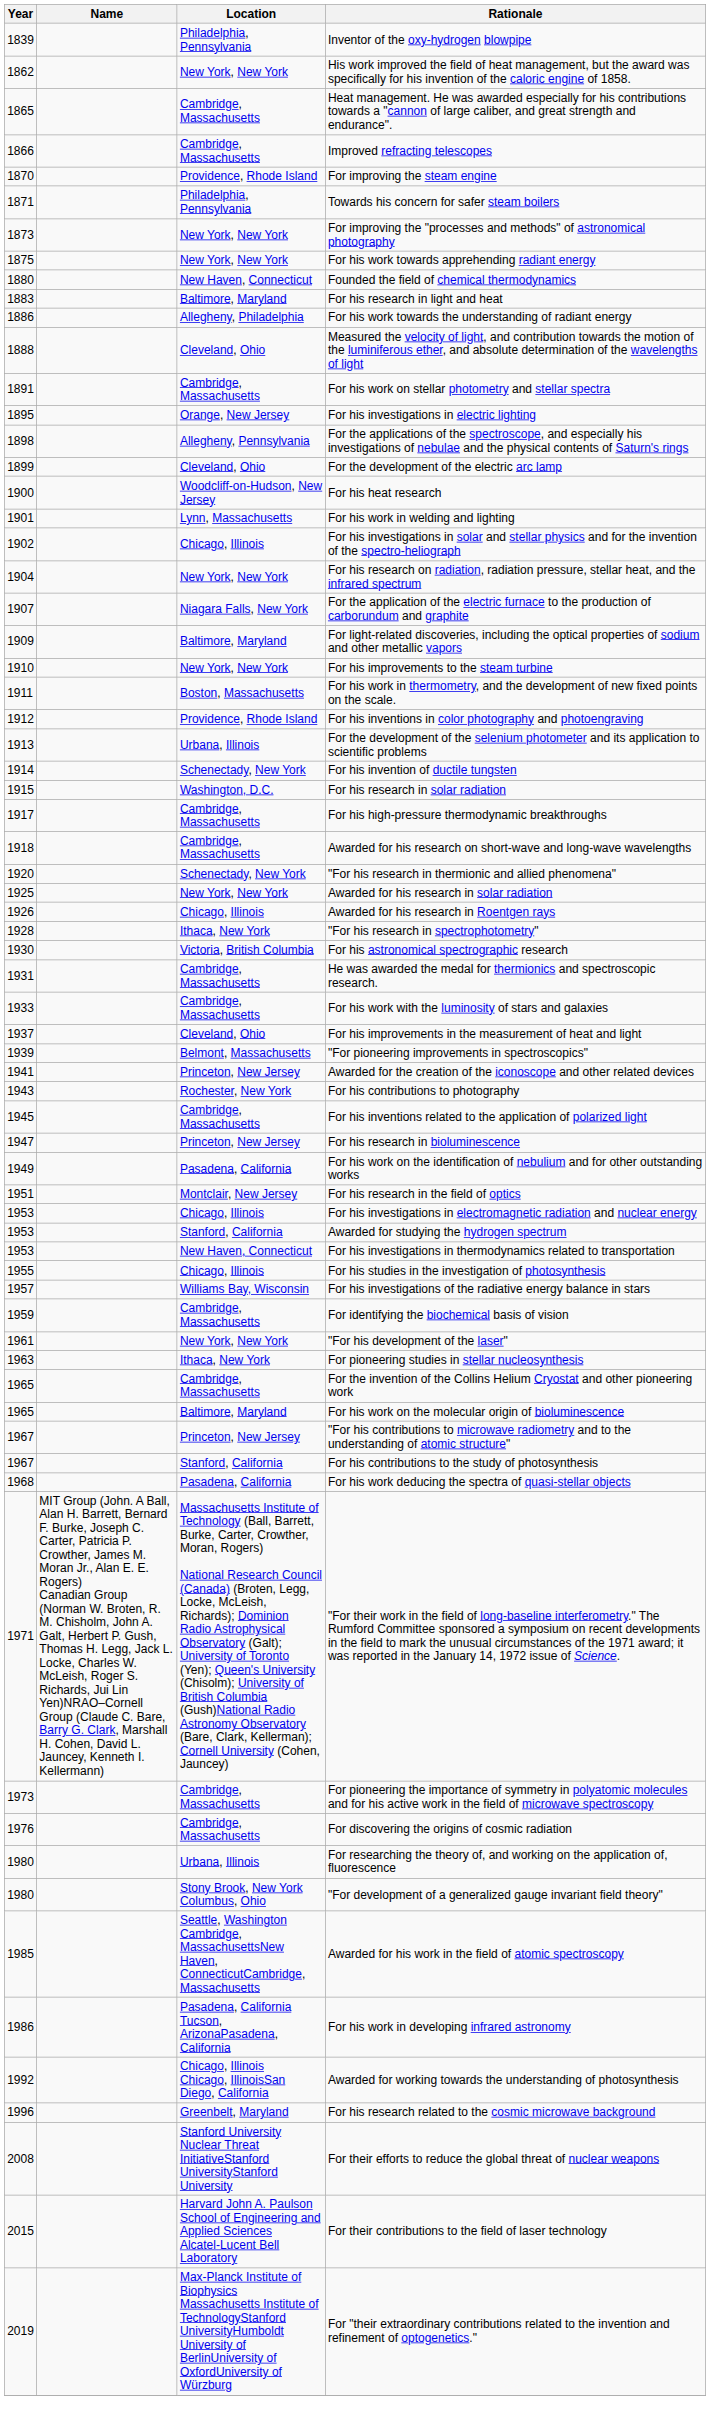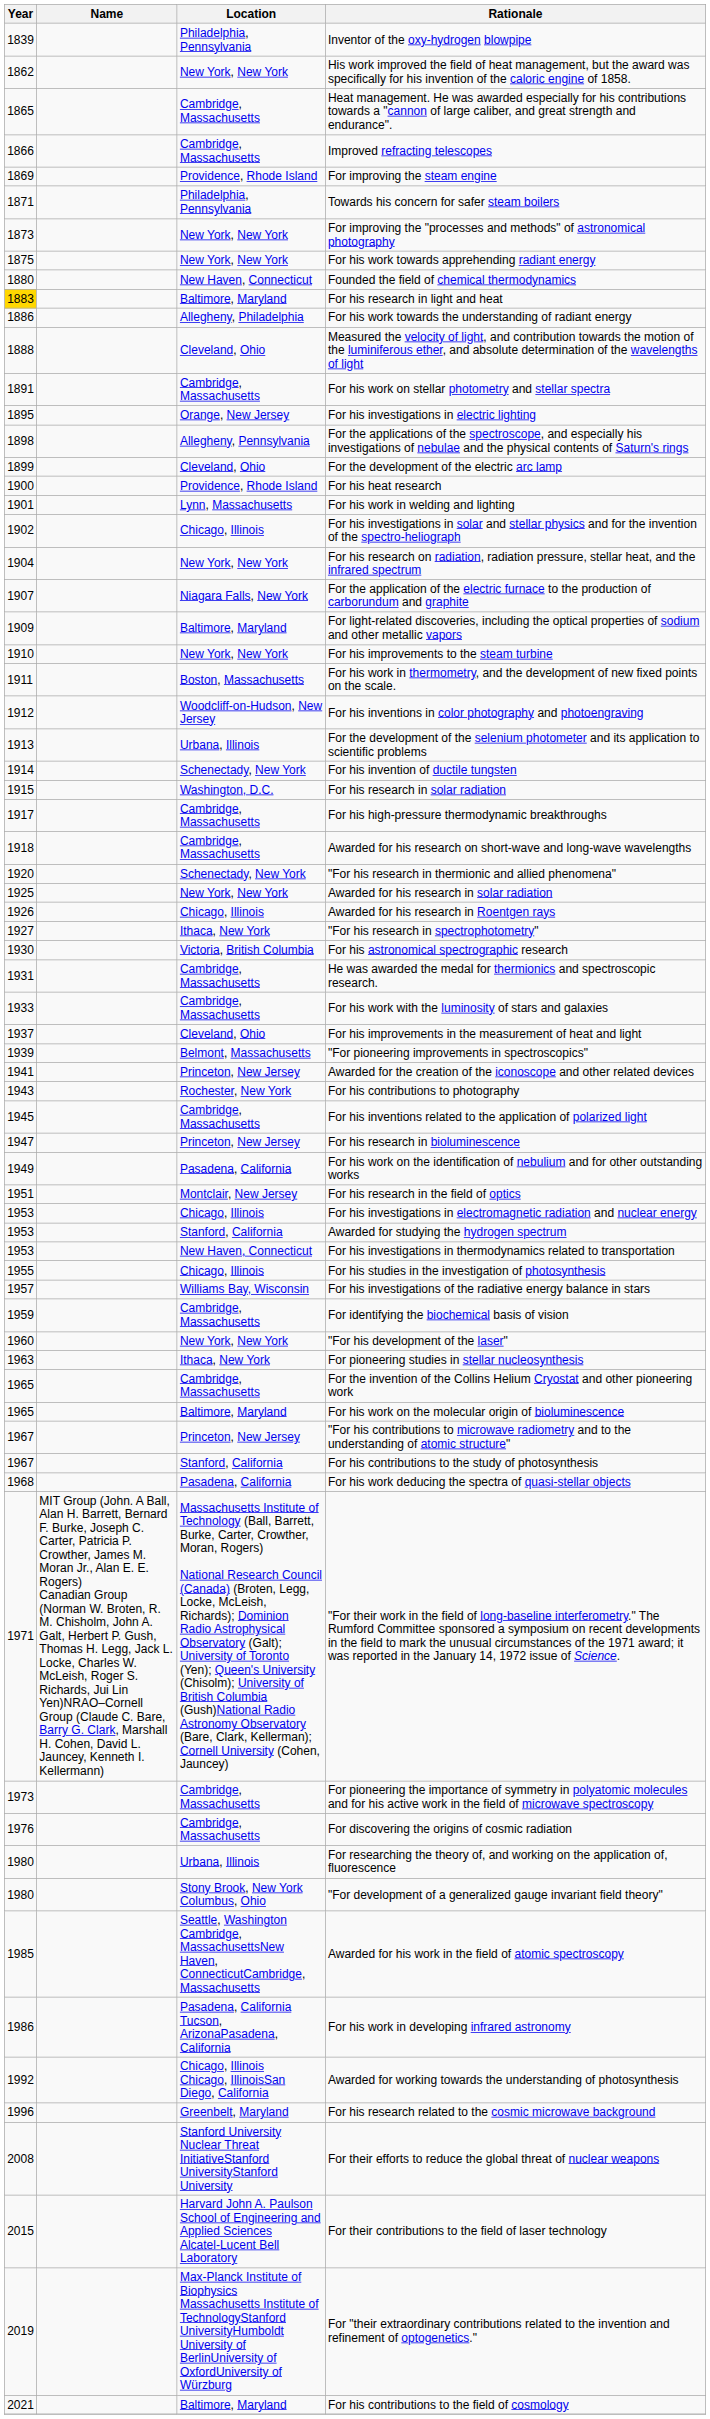(20, 176) 1870 -> (20, 176) 1869
(20, 298) no background -> (20, 298) gold background
(251, 492) Woodcliff-on-Hudson, New Jersey -> (249, 486) Providence, Rhode Island
(249, 719) Providence, Rhode Island -> (251, 712) Woodcliff-on-Hudson, New Jersey
(20, 931) 1928 -> (20, 931) 1927
(20, 1341) 1961 -> (20, 1341) 1960
+ row: (448, 2404)
